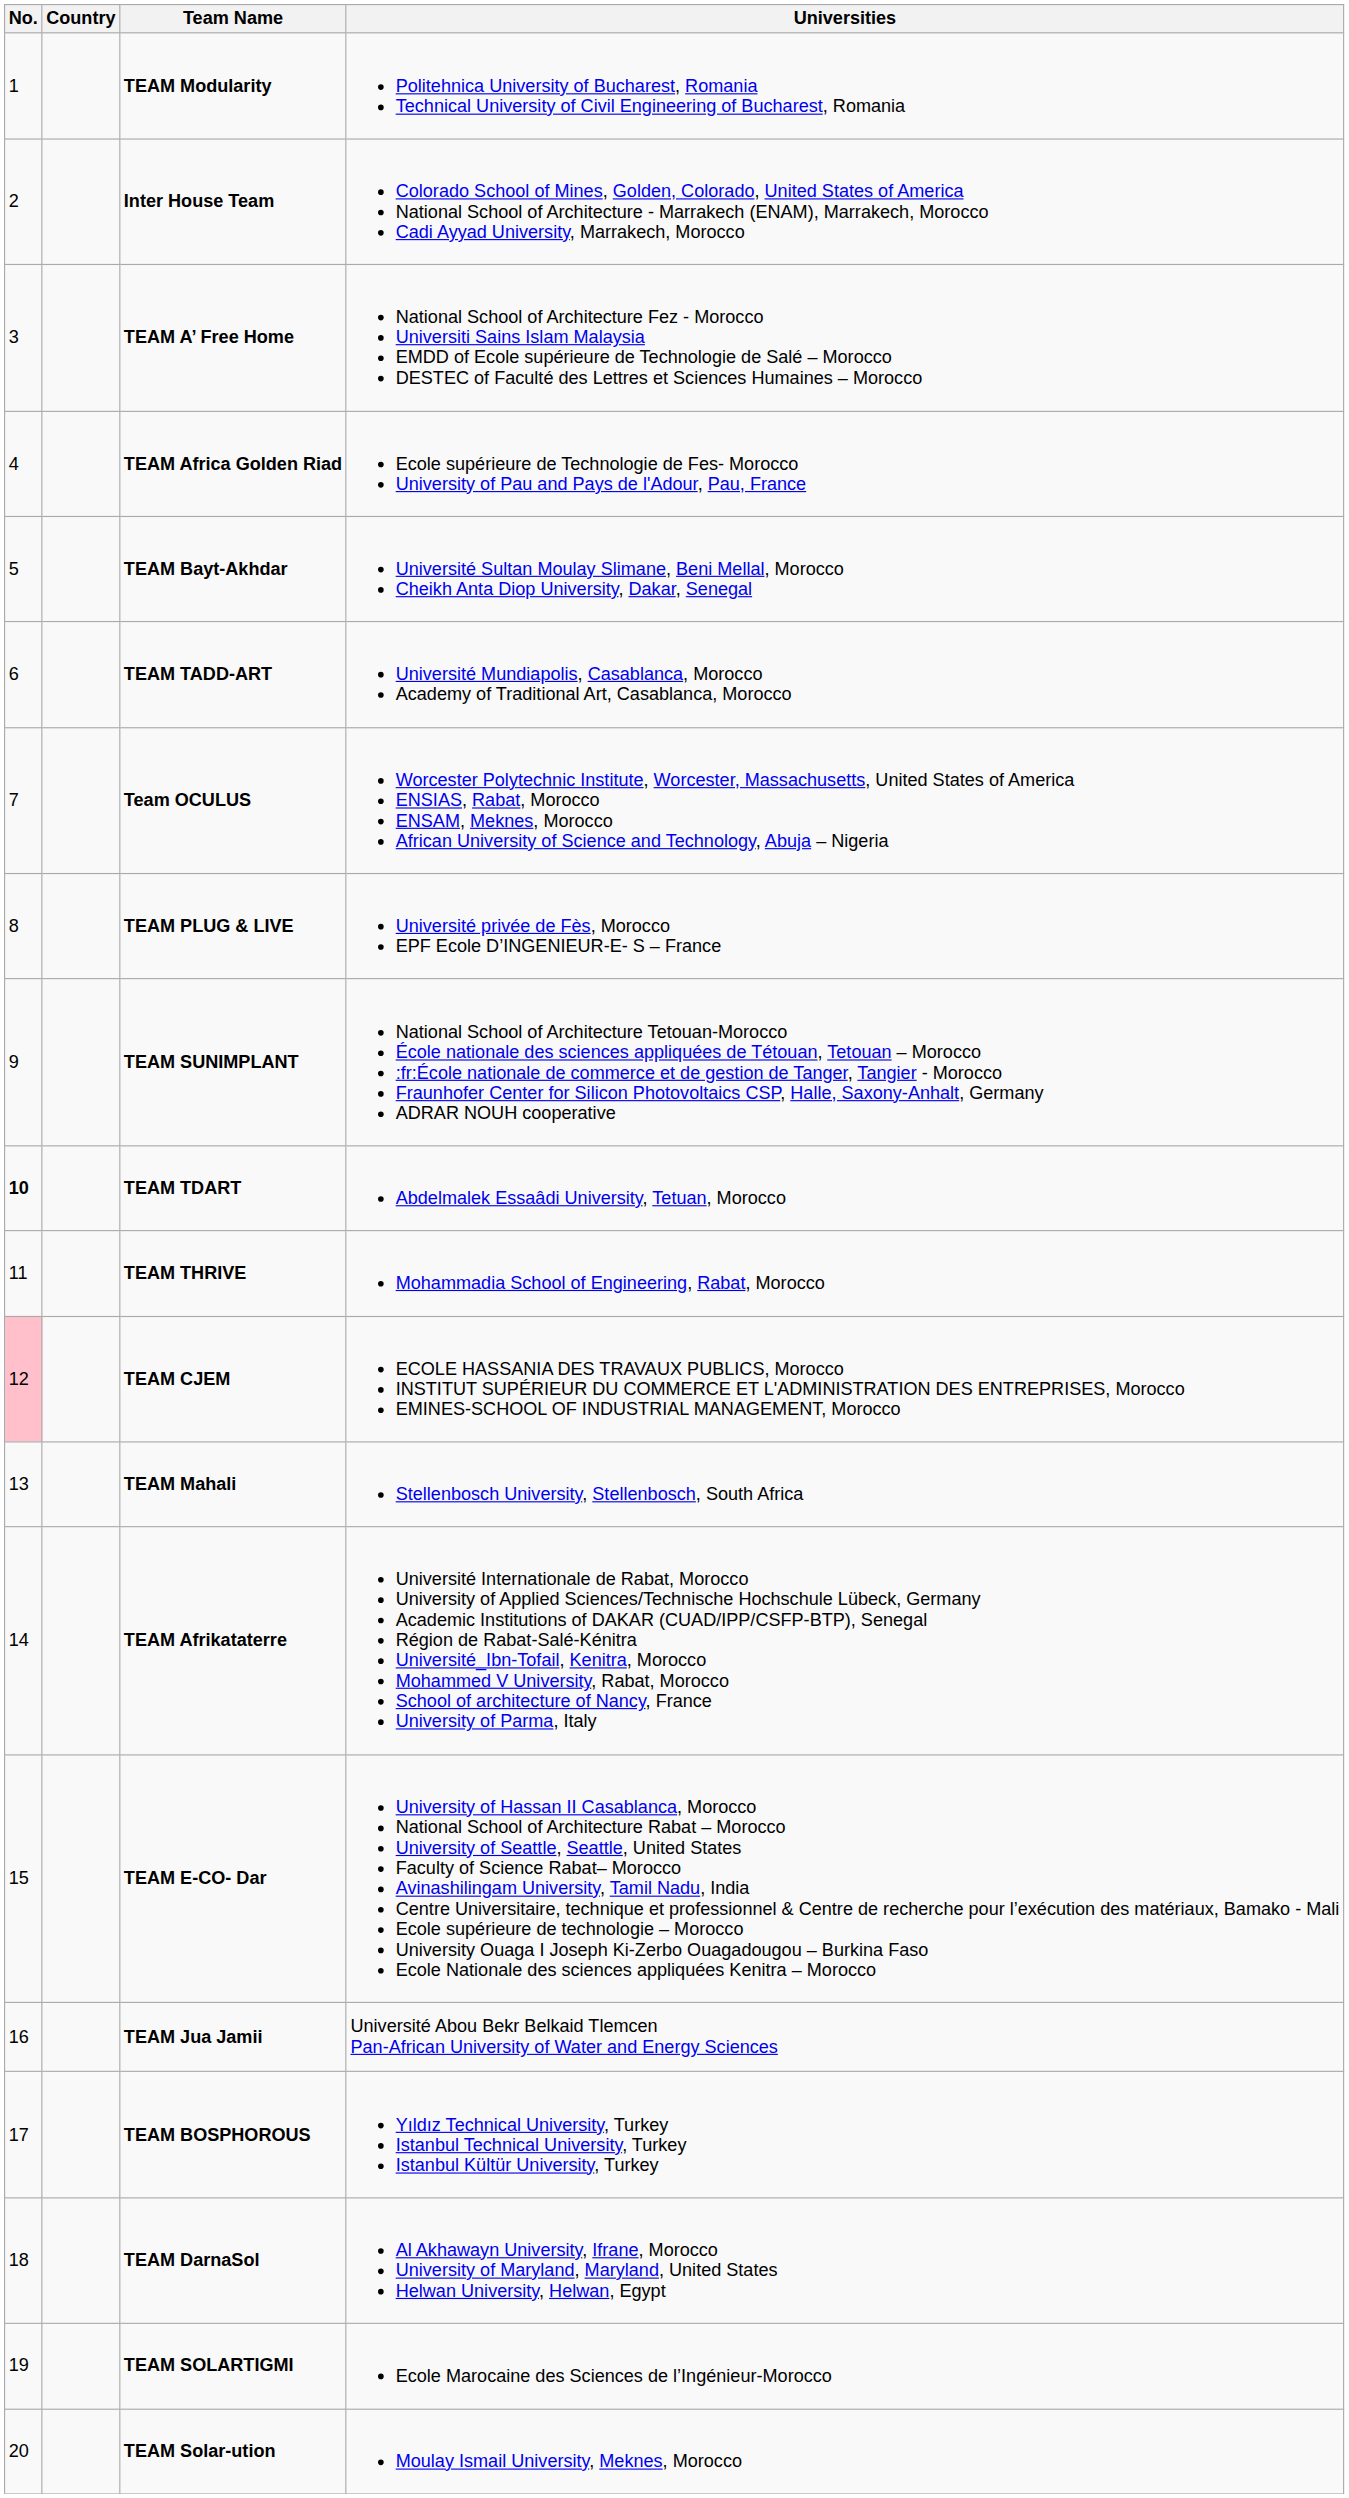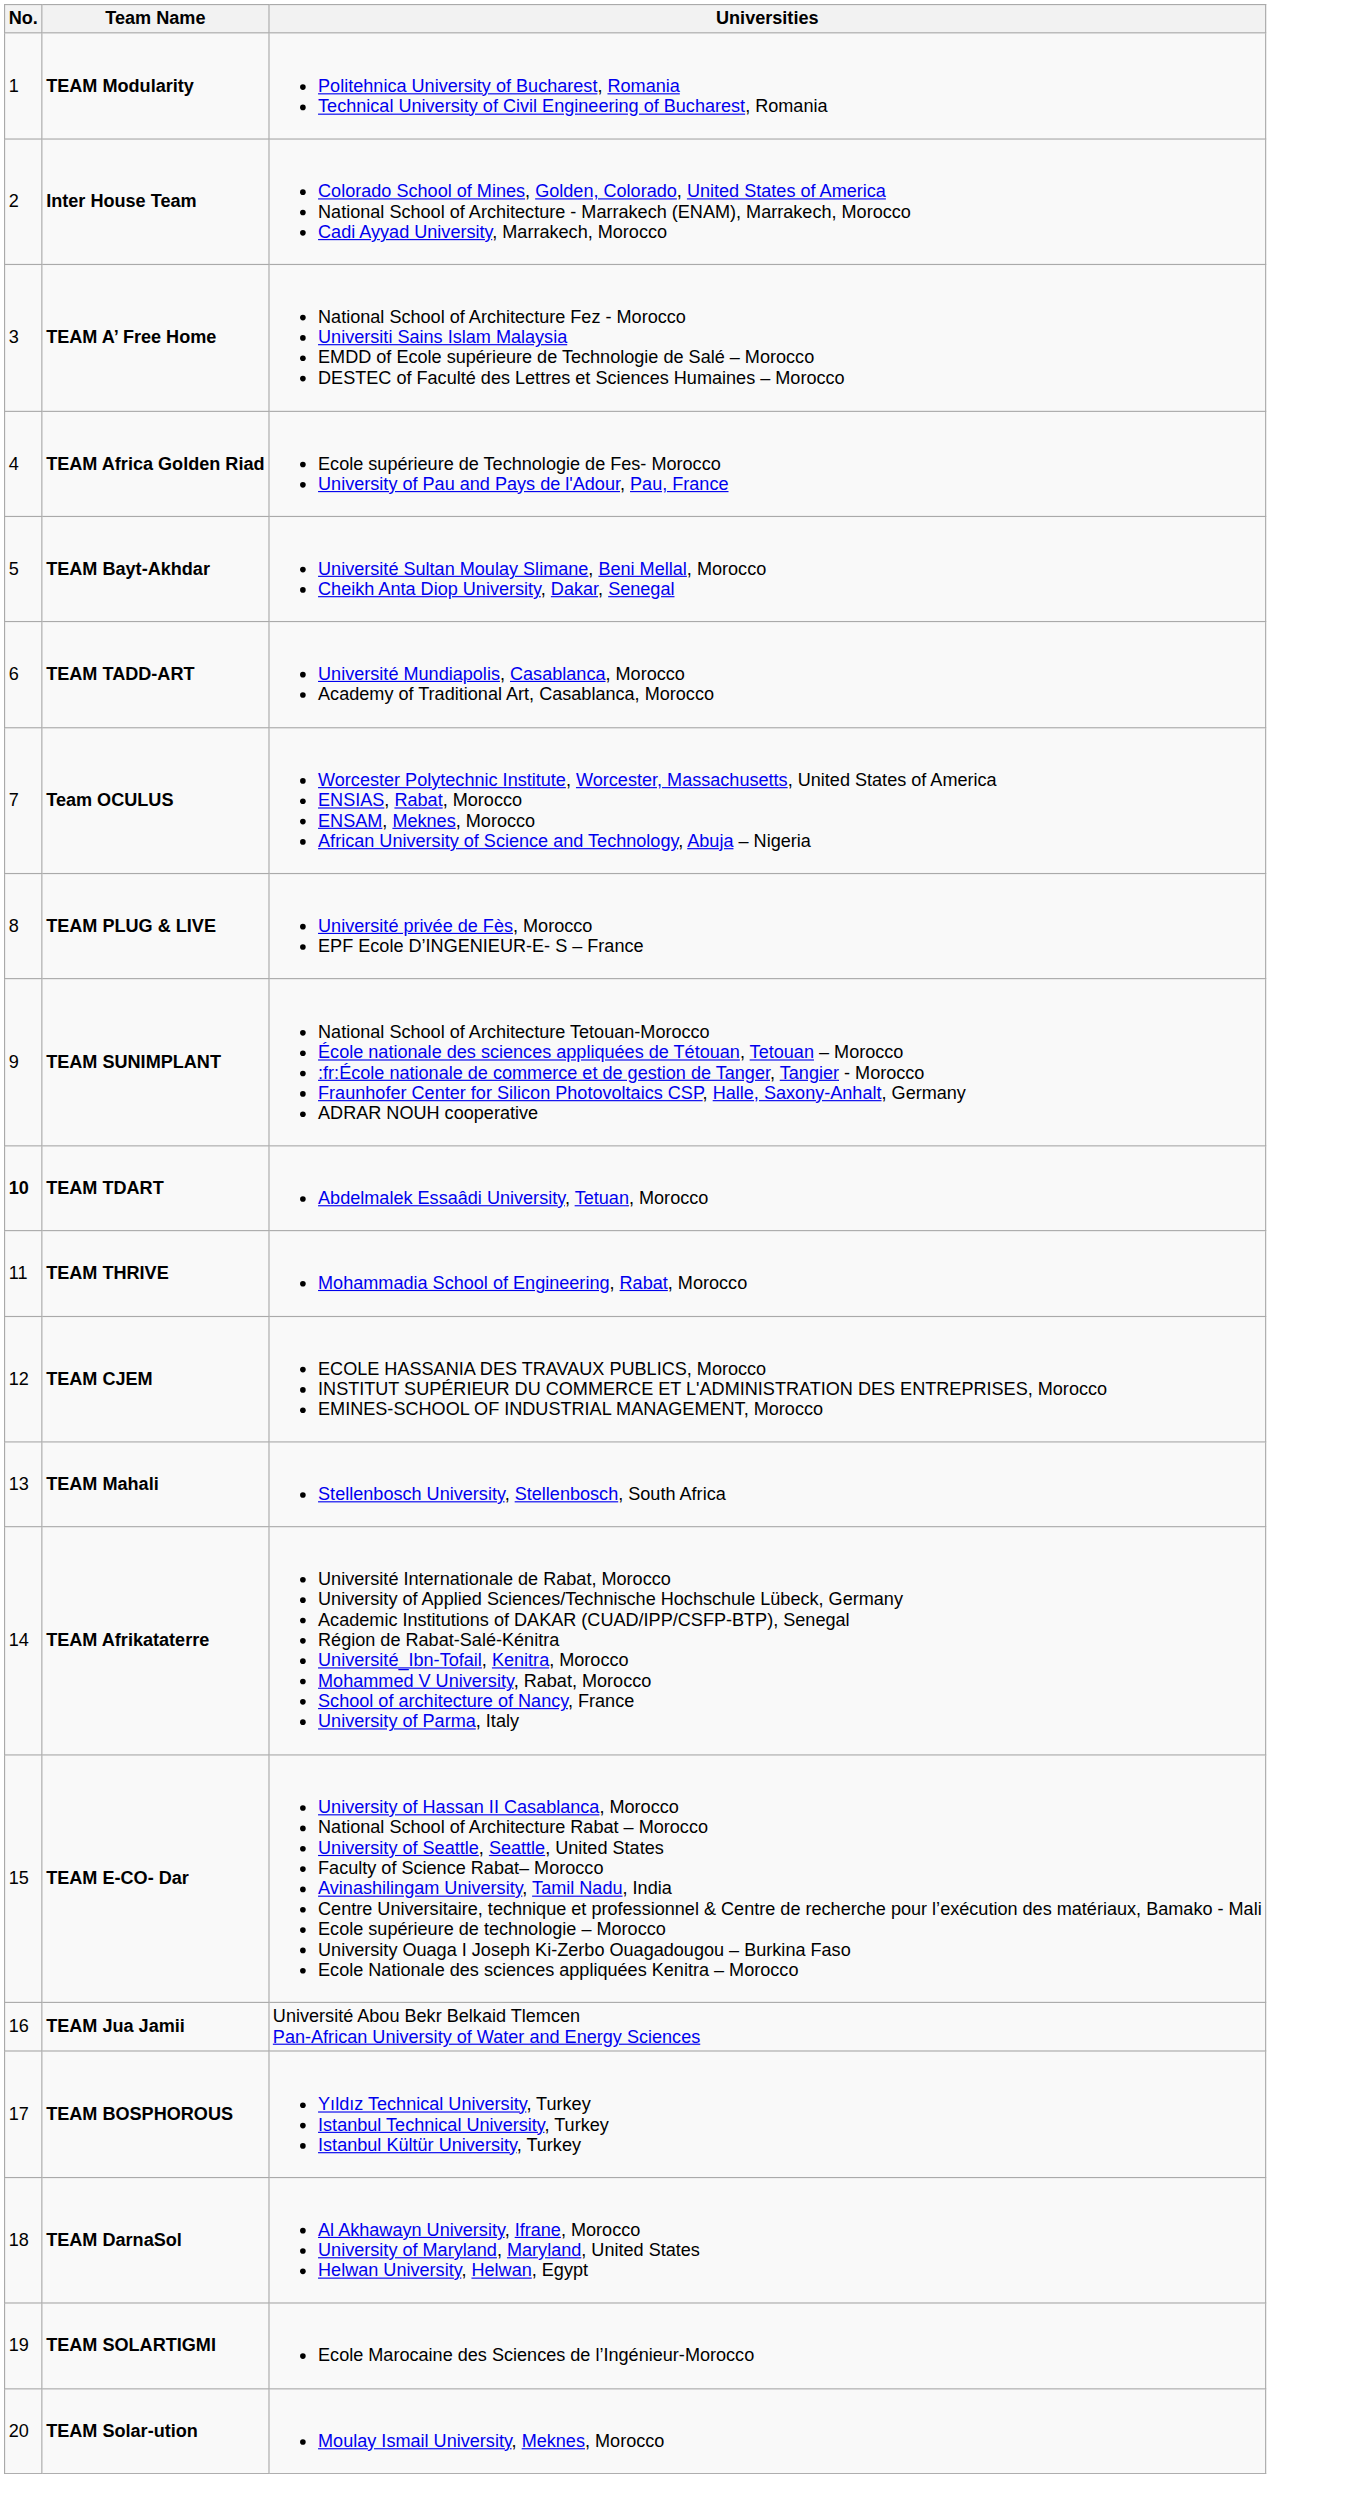- column: (81, 18)
(19, 1378) pink background -> (19, 1378) no background
